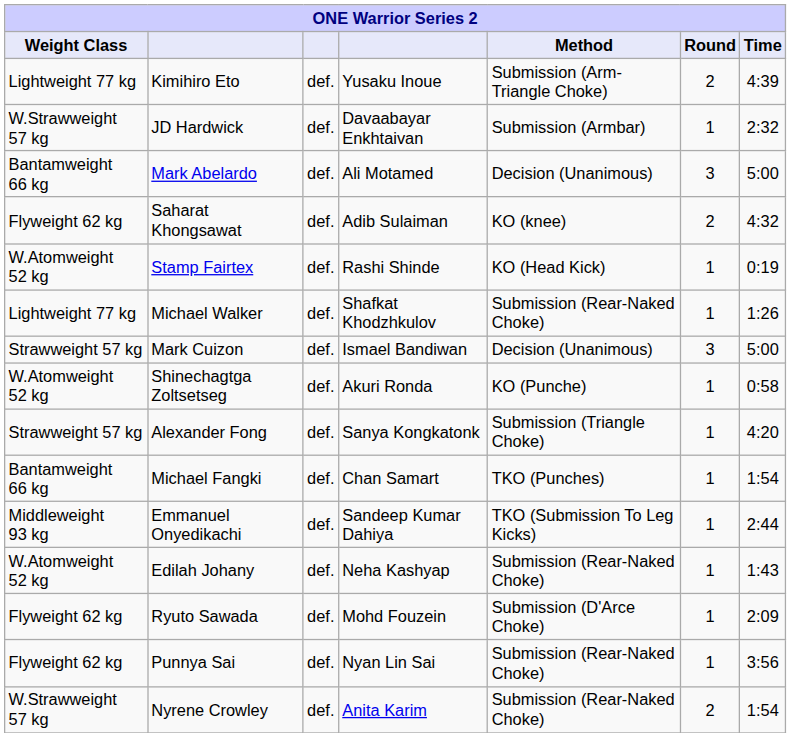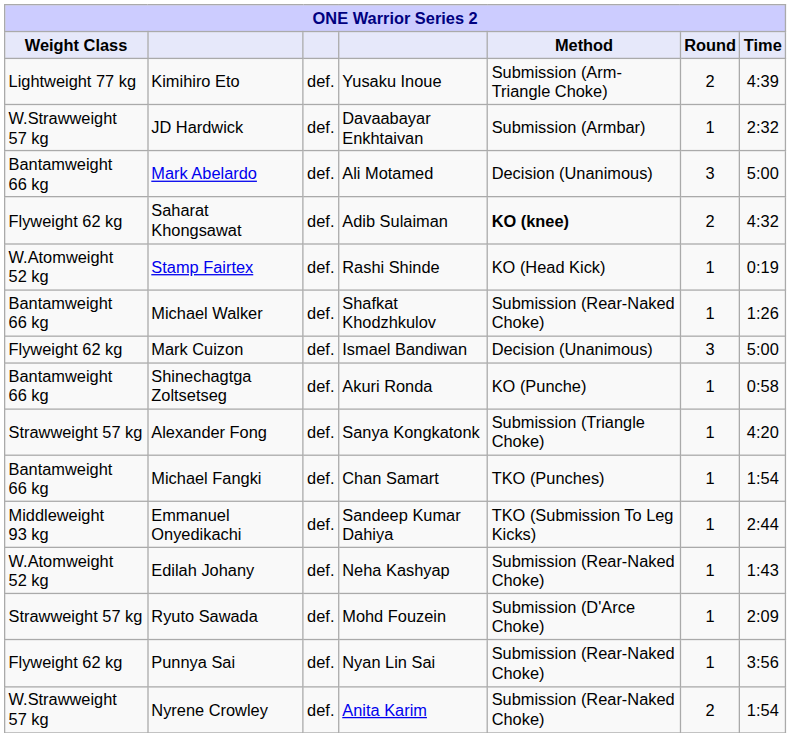(529, 220) normal -> (530, 220) bold
(72, 313) Lightweight 77 kg -> (60, 313) Bantamweight 66 kg
(75, 349) Strawweight 57 kg -> (65, 349) Flyweight 62 kg
(61, 386) W.Atomweight 52 kg -> (60, 386) Bantamweight 66 kg
(65, 617) Flyweight 62 kg -> (75, 617) Strawweight 57 kg
